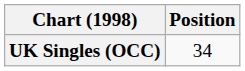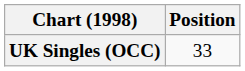(202, 50) 34 -> (202, 50) 33
